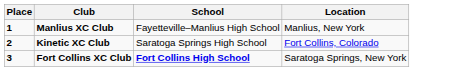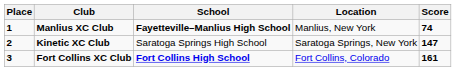+ column: (435, 12)
(208, 27) normal -> (213, 27) bold
(331, 43) Fort Collins, Colorado -> (356, 43) Saratoga Springs, New York
(345, 58) Saratoga Springs, New York -> (342, 58) Fort Collins, Colorado
